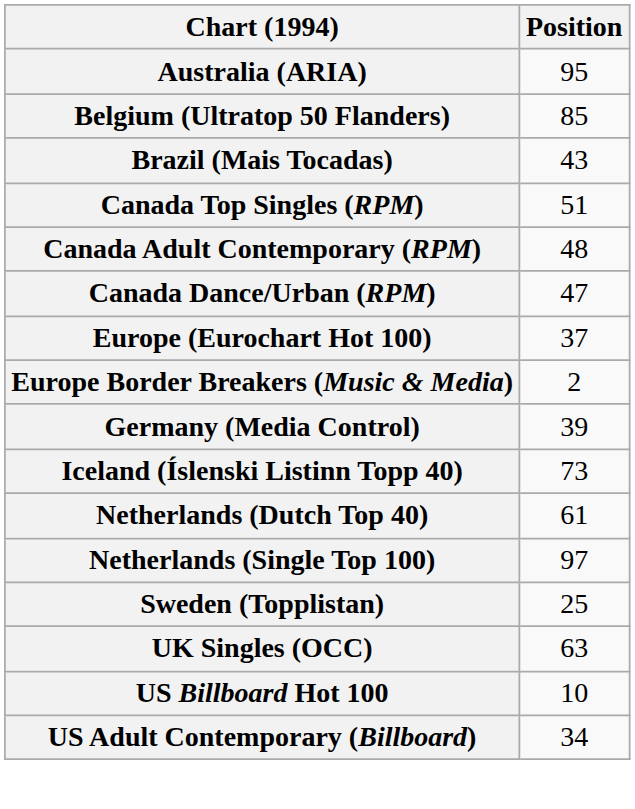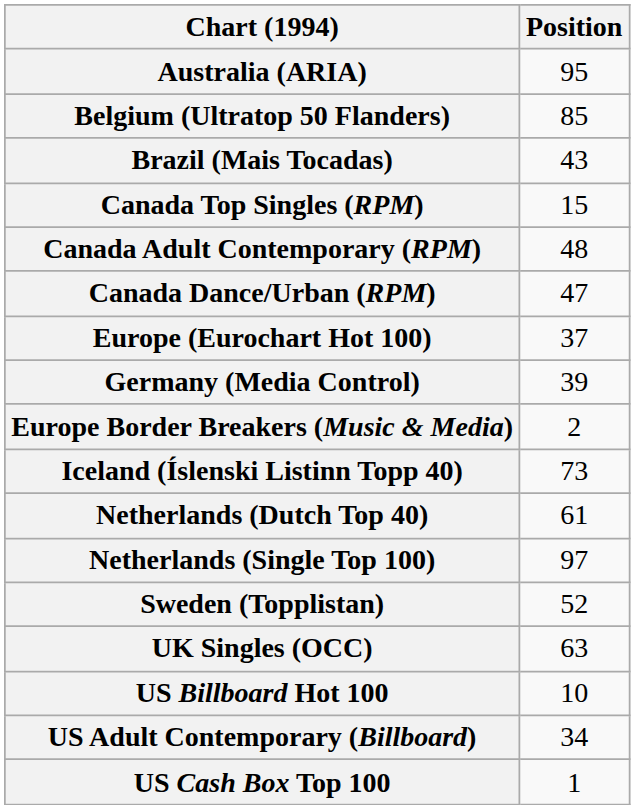(574, 204) 51 -> (574, 204) 15
rows swapped: (262, 381) <-> (262, 426)
(574, 603) 25 -> (574, 603) 52
+ row: (262, 781)
